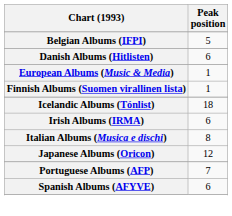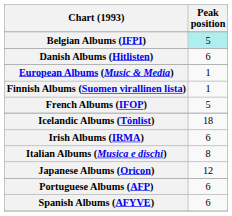(208, 40) no background -> (208, 40) paleturquoise background
+ row: (96, 105)
(208, 170) 7 -> (208, 186) 6
